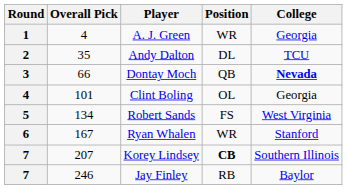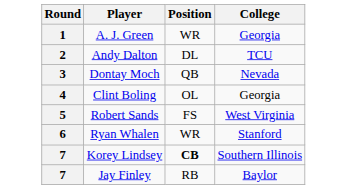- column: (84, 14)
(297, 74) bold -> (260, 74) normal
